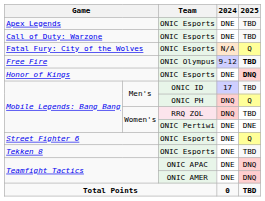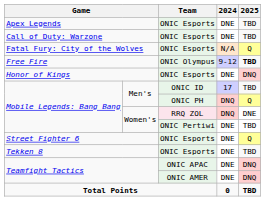(250, 74) bold -> (250, 74) normal
(250, 113) TBD -> (250, 113) DNE
(250, 125) DNE -> (250, 125) TBD
